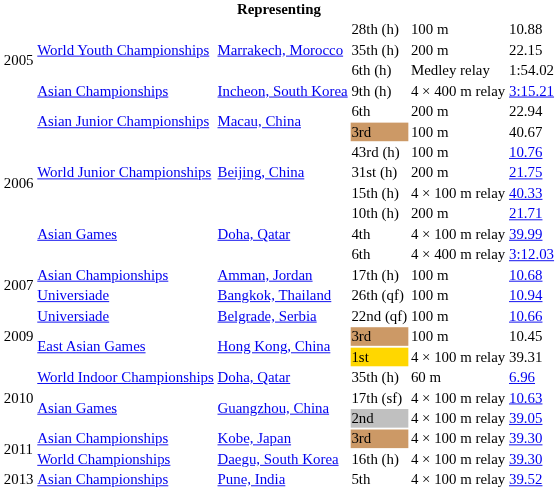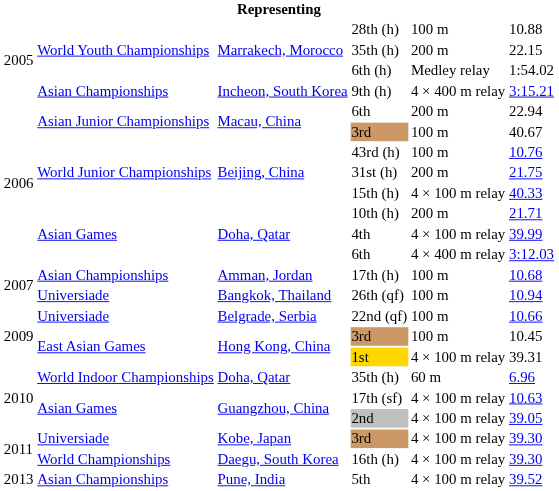(103, 438) Asian Championships -> (73, 438) Universiade
